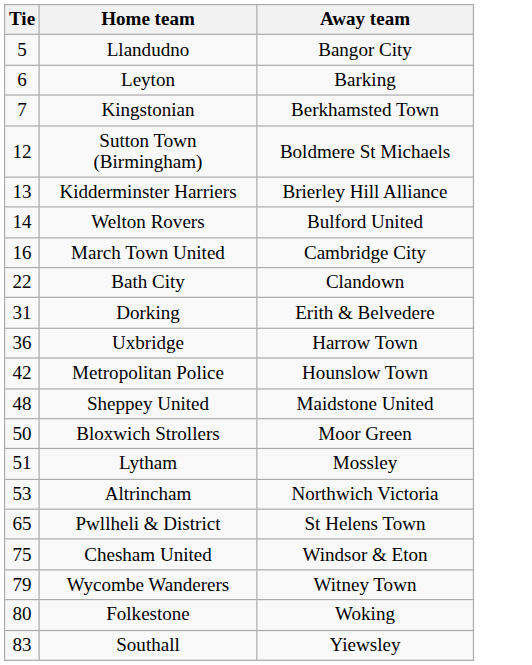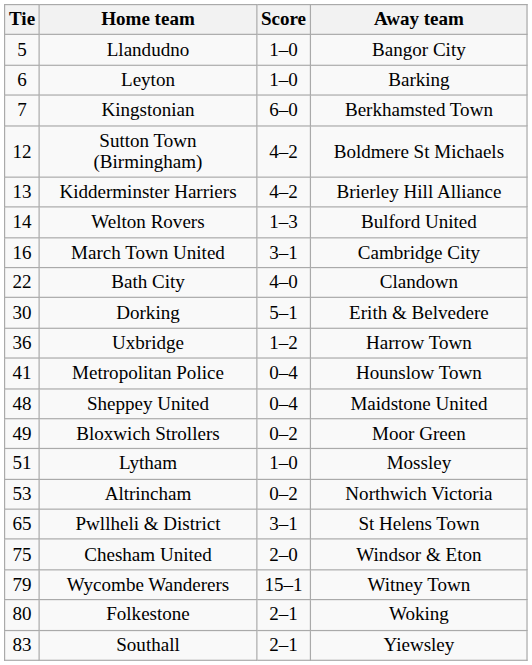+ column: (283, 19)
(22, 312) 31 -> (22, 312) 30
(22, 373) 42 -> (22, 373) 41
(22, 433) 50 -> (22, 433) 49
